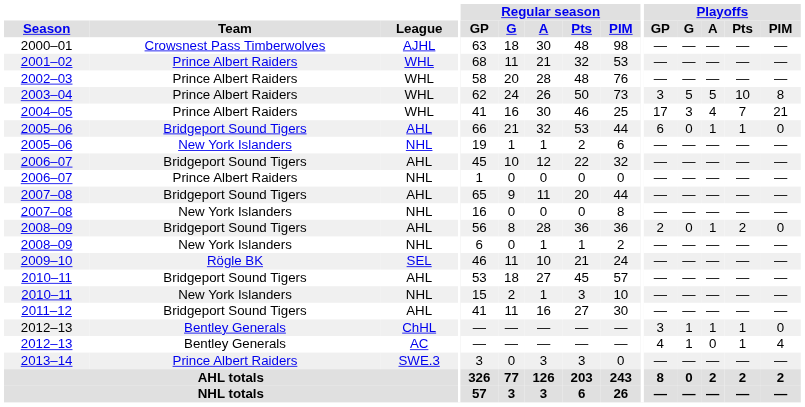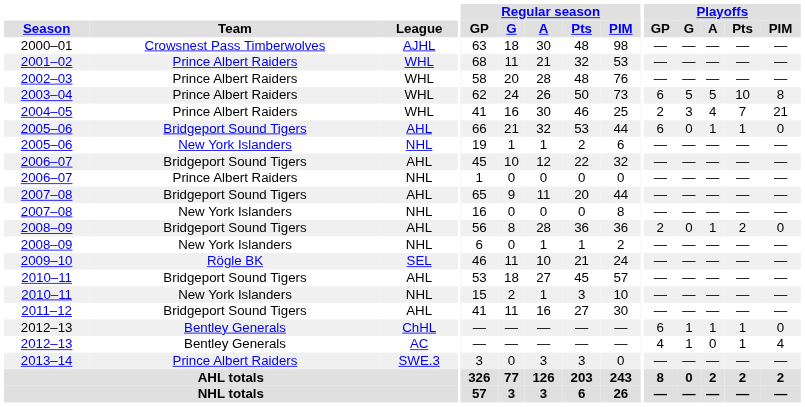(660, 95) 3 -> (660, 95) 6
(660, 111) 17 -> (660, 111) 2
(660, 327) 3 -> (660, 327) 6
